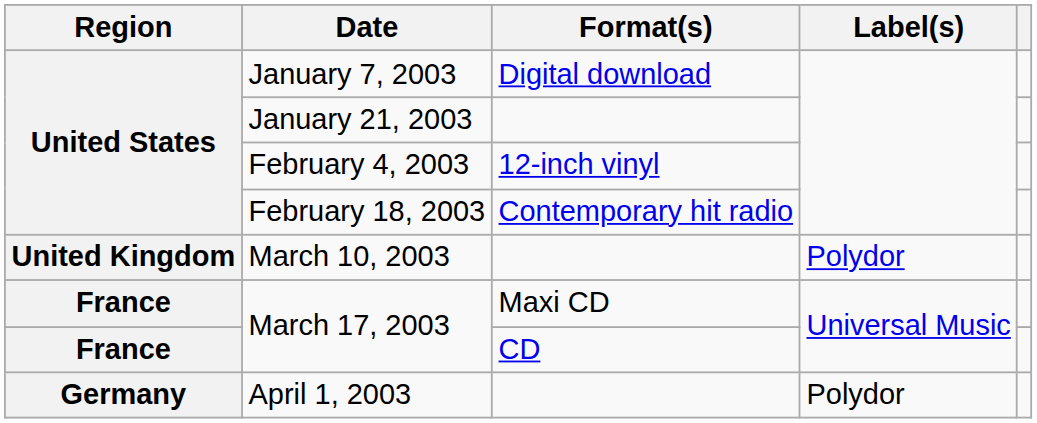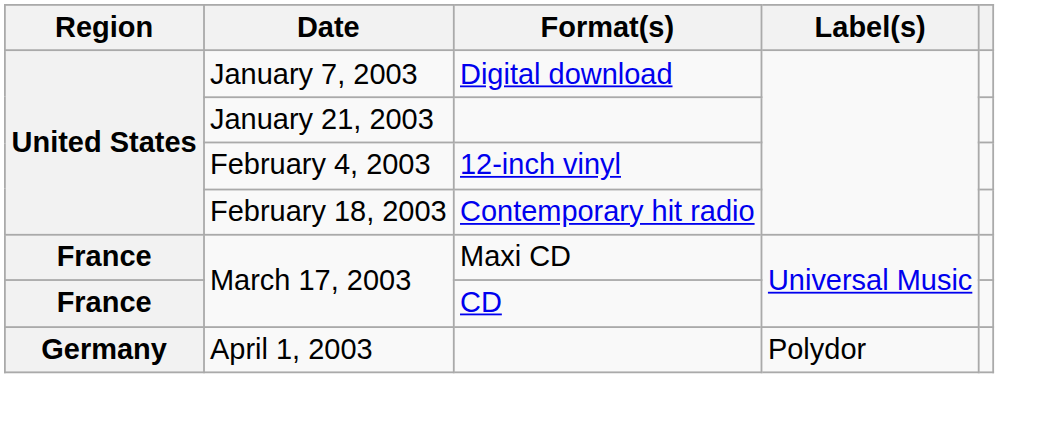- row: (349, 257)
